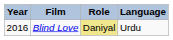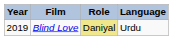(17, 27) 2016 -> (17, 27) 2019
